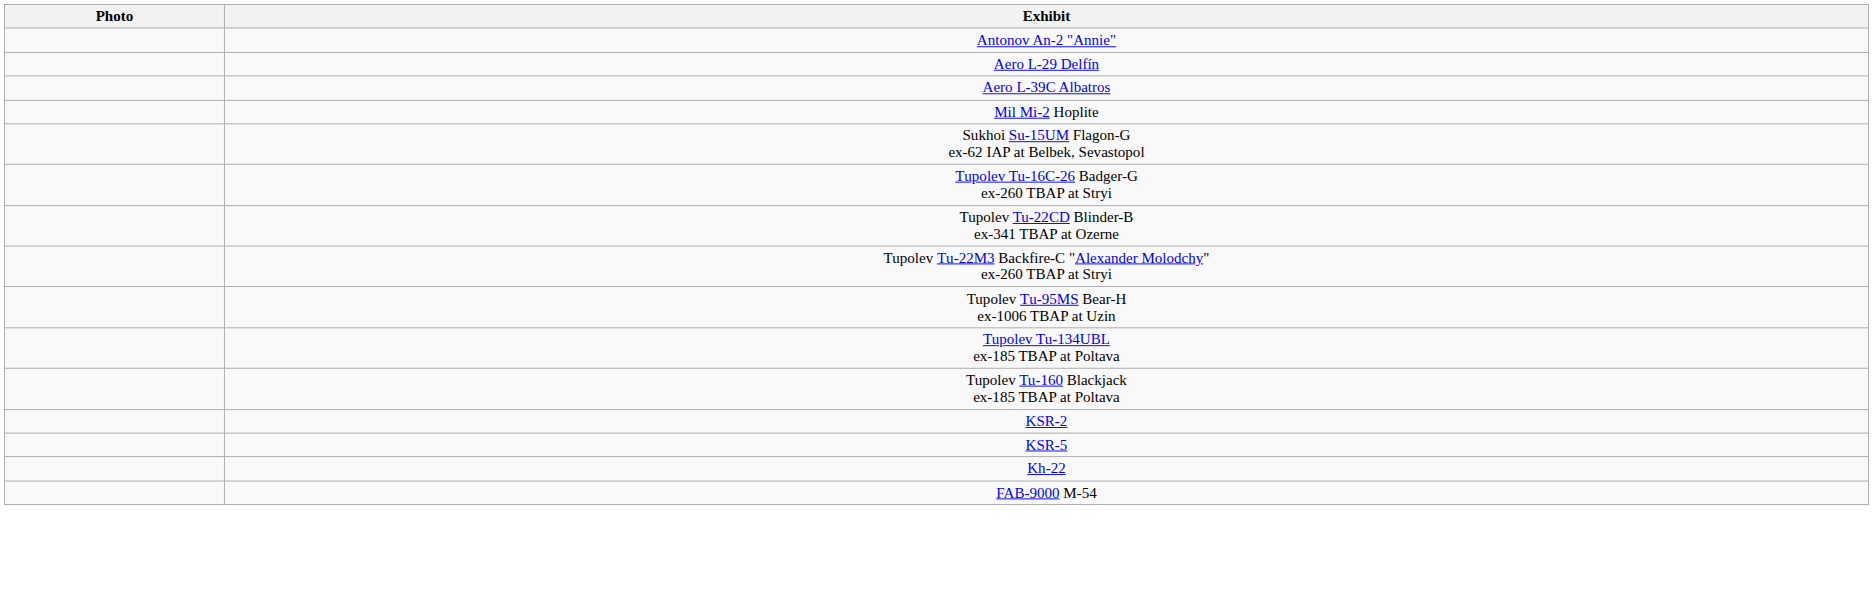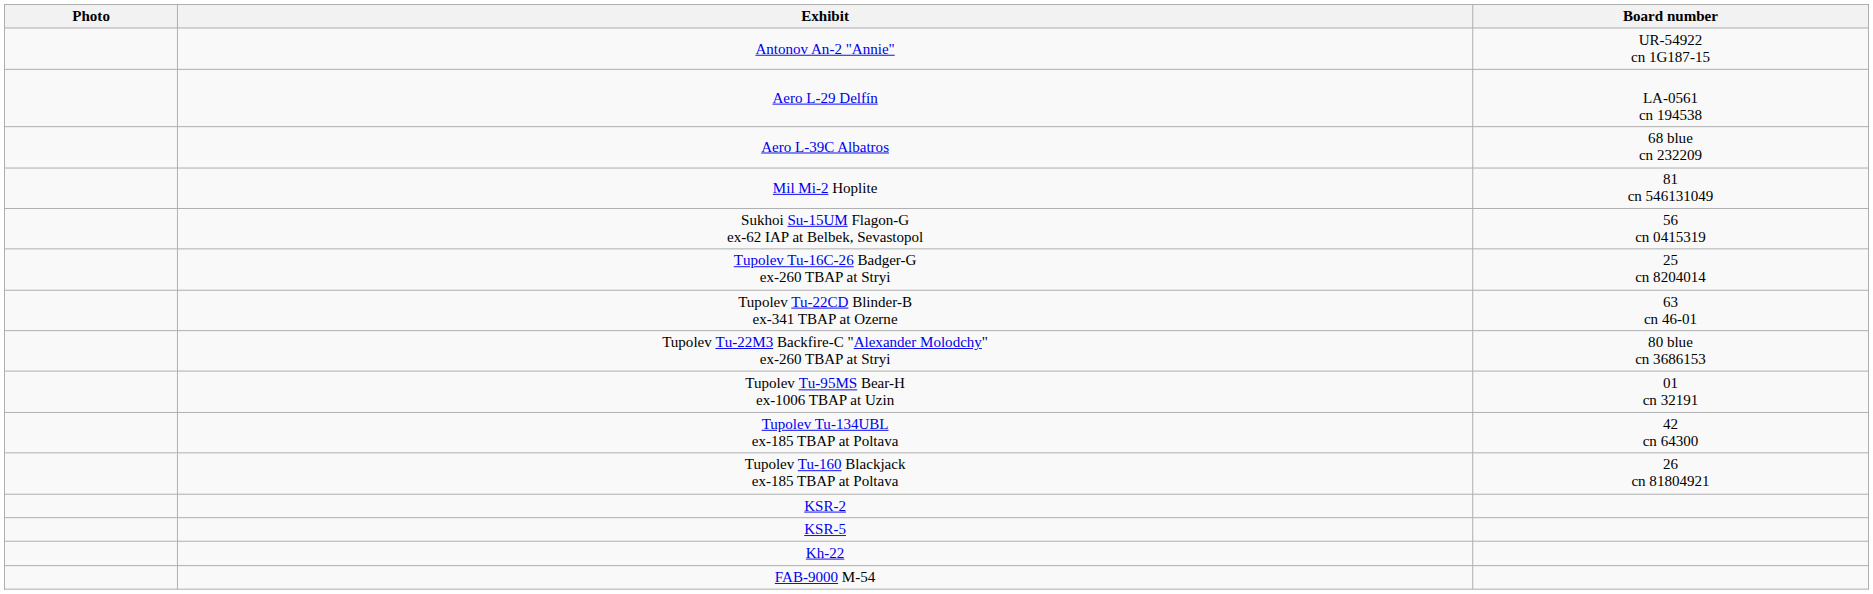+ column: (1670, 16)
